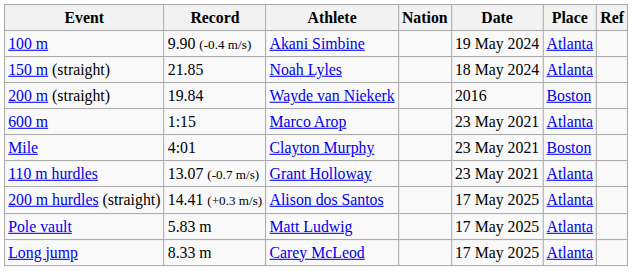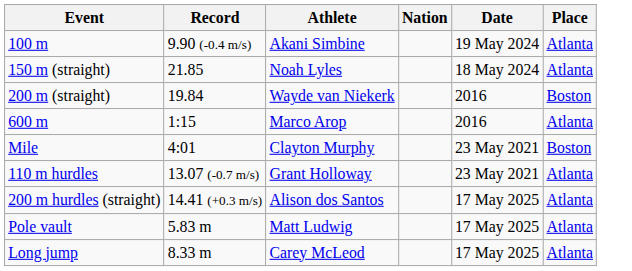- column: (612, 17)
(497, 121) 23 May 2021 -> (471, 121) 2016
